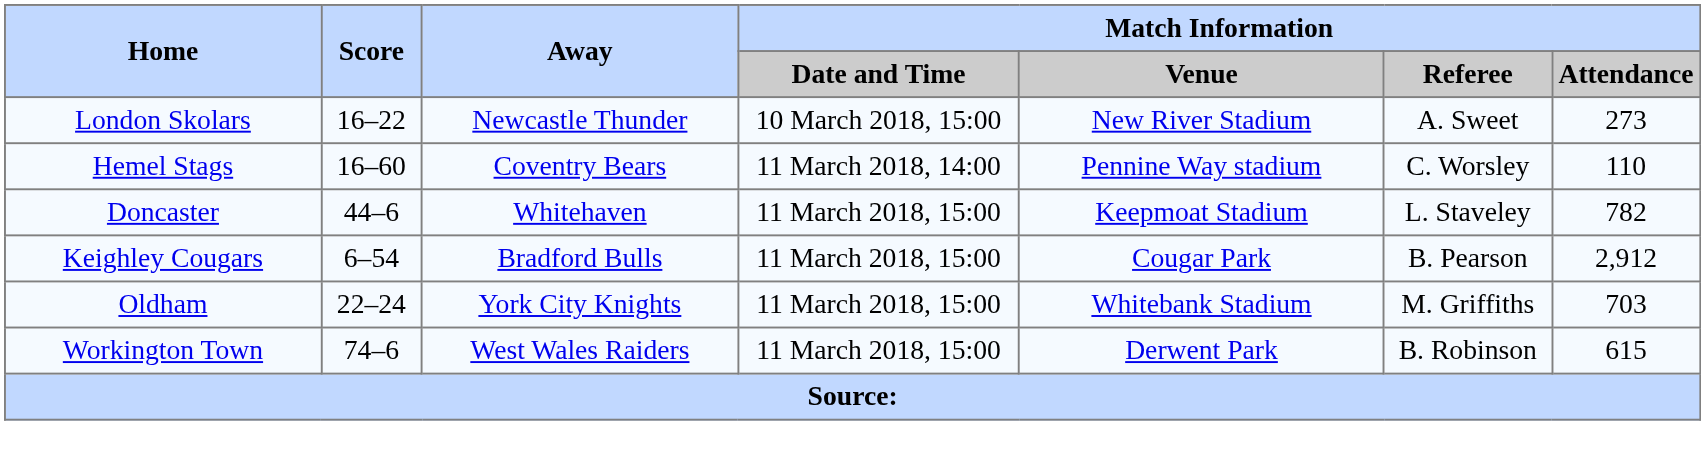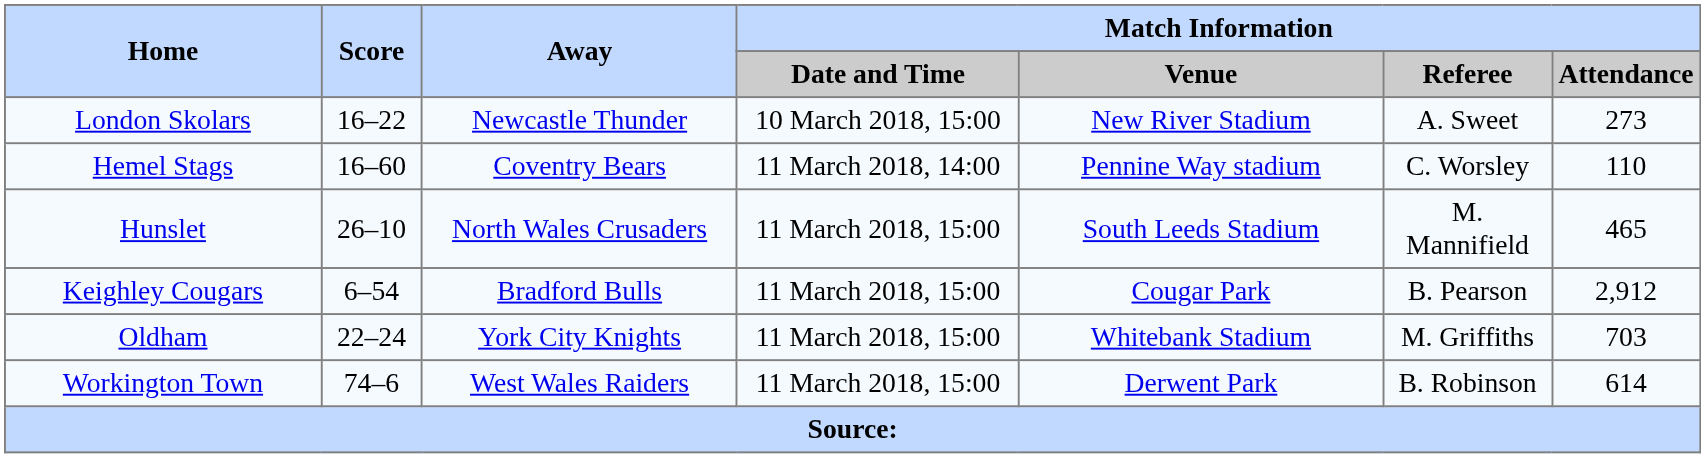- row: (163, 211)
+ row: (163, 228)
(1626, 350) 615 -> (1626, 382) 614
